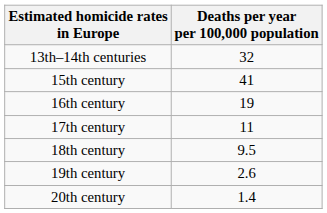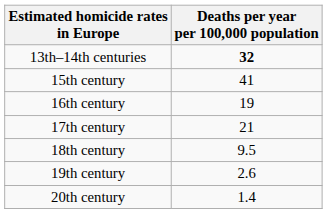(247, 56) normal -> (247, 56) bold
(247, 126) 11 -> (247, 126) 21
